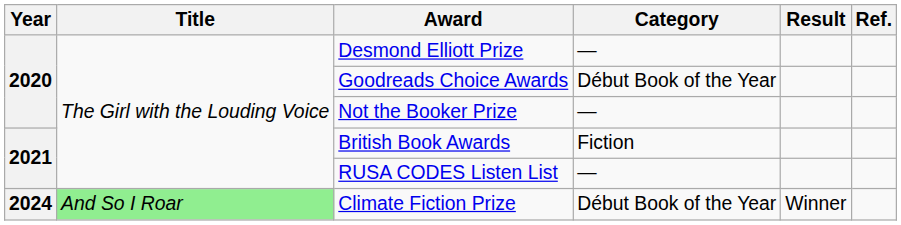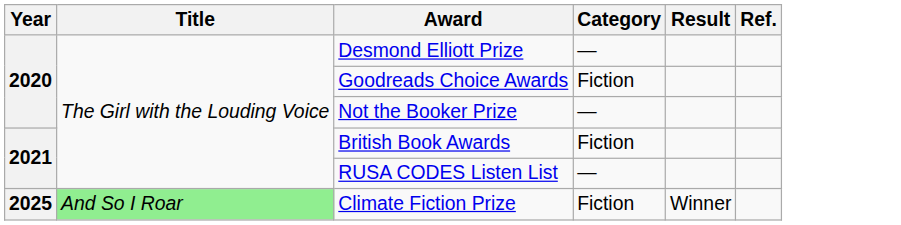(677, 81) Début Book of the Year -> (606, 81) Fiction
(31, 204) 2024 -> (31, 204) 2025
(677, 204) Début Book of the Year -> (606, 204) Fiction
